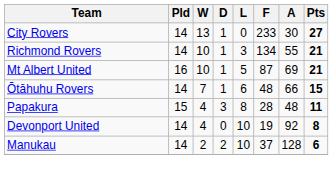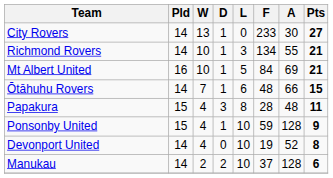(266, 70) 87 -> (266, 70) 84
+ row: (52, 126)
(291, 126) 92 -> (291, 145) 52
